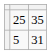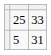(37, 20) 35 -> (37, 20) 33
